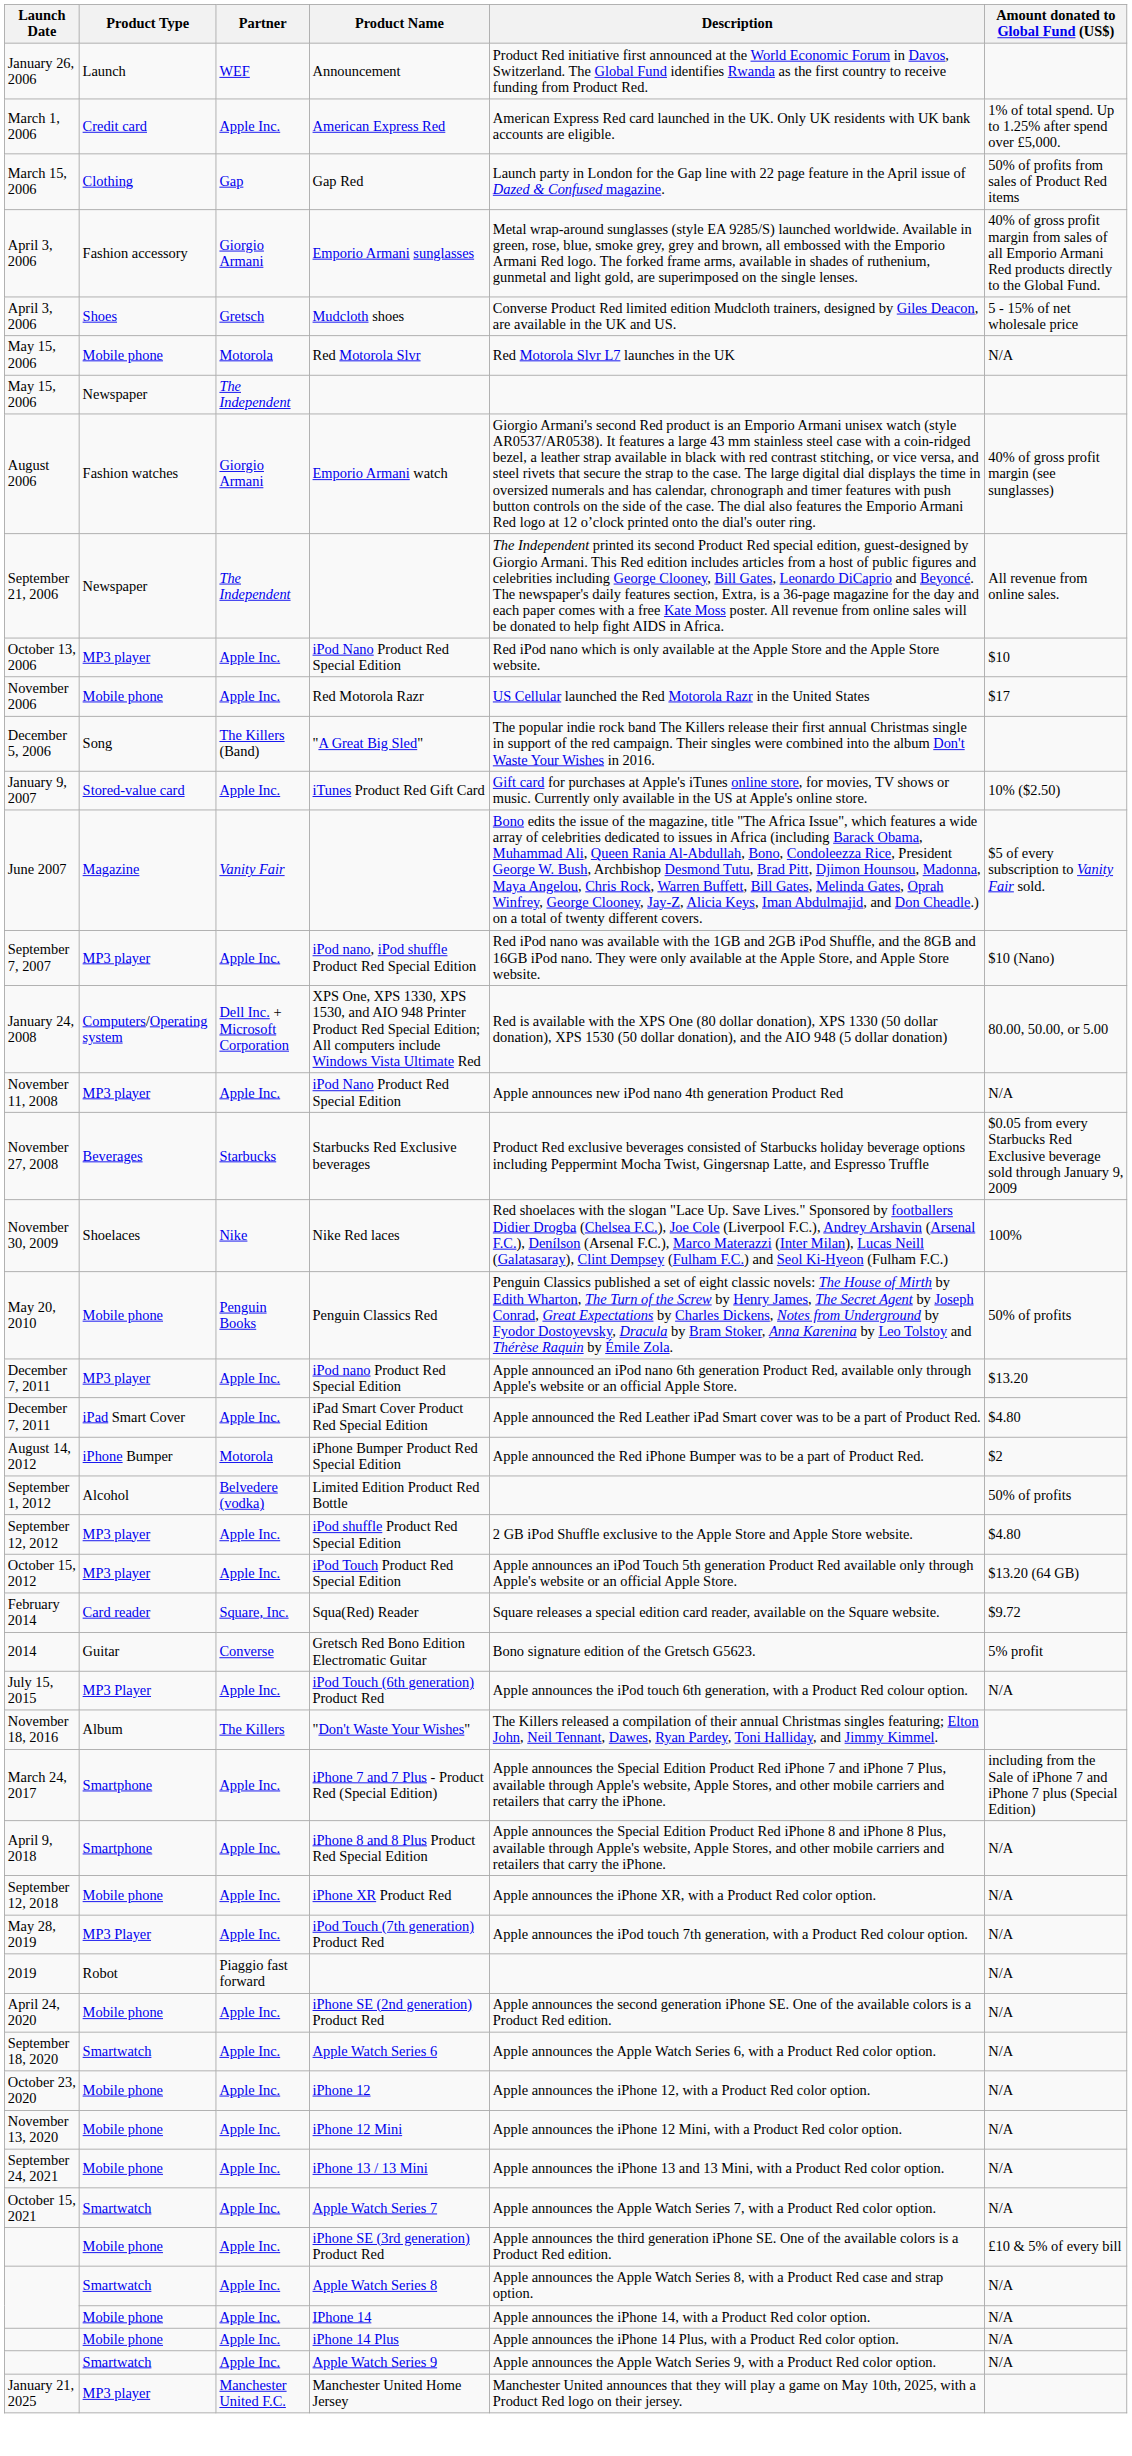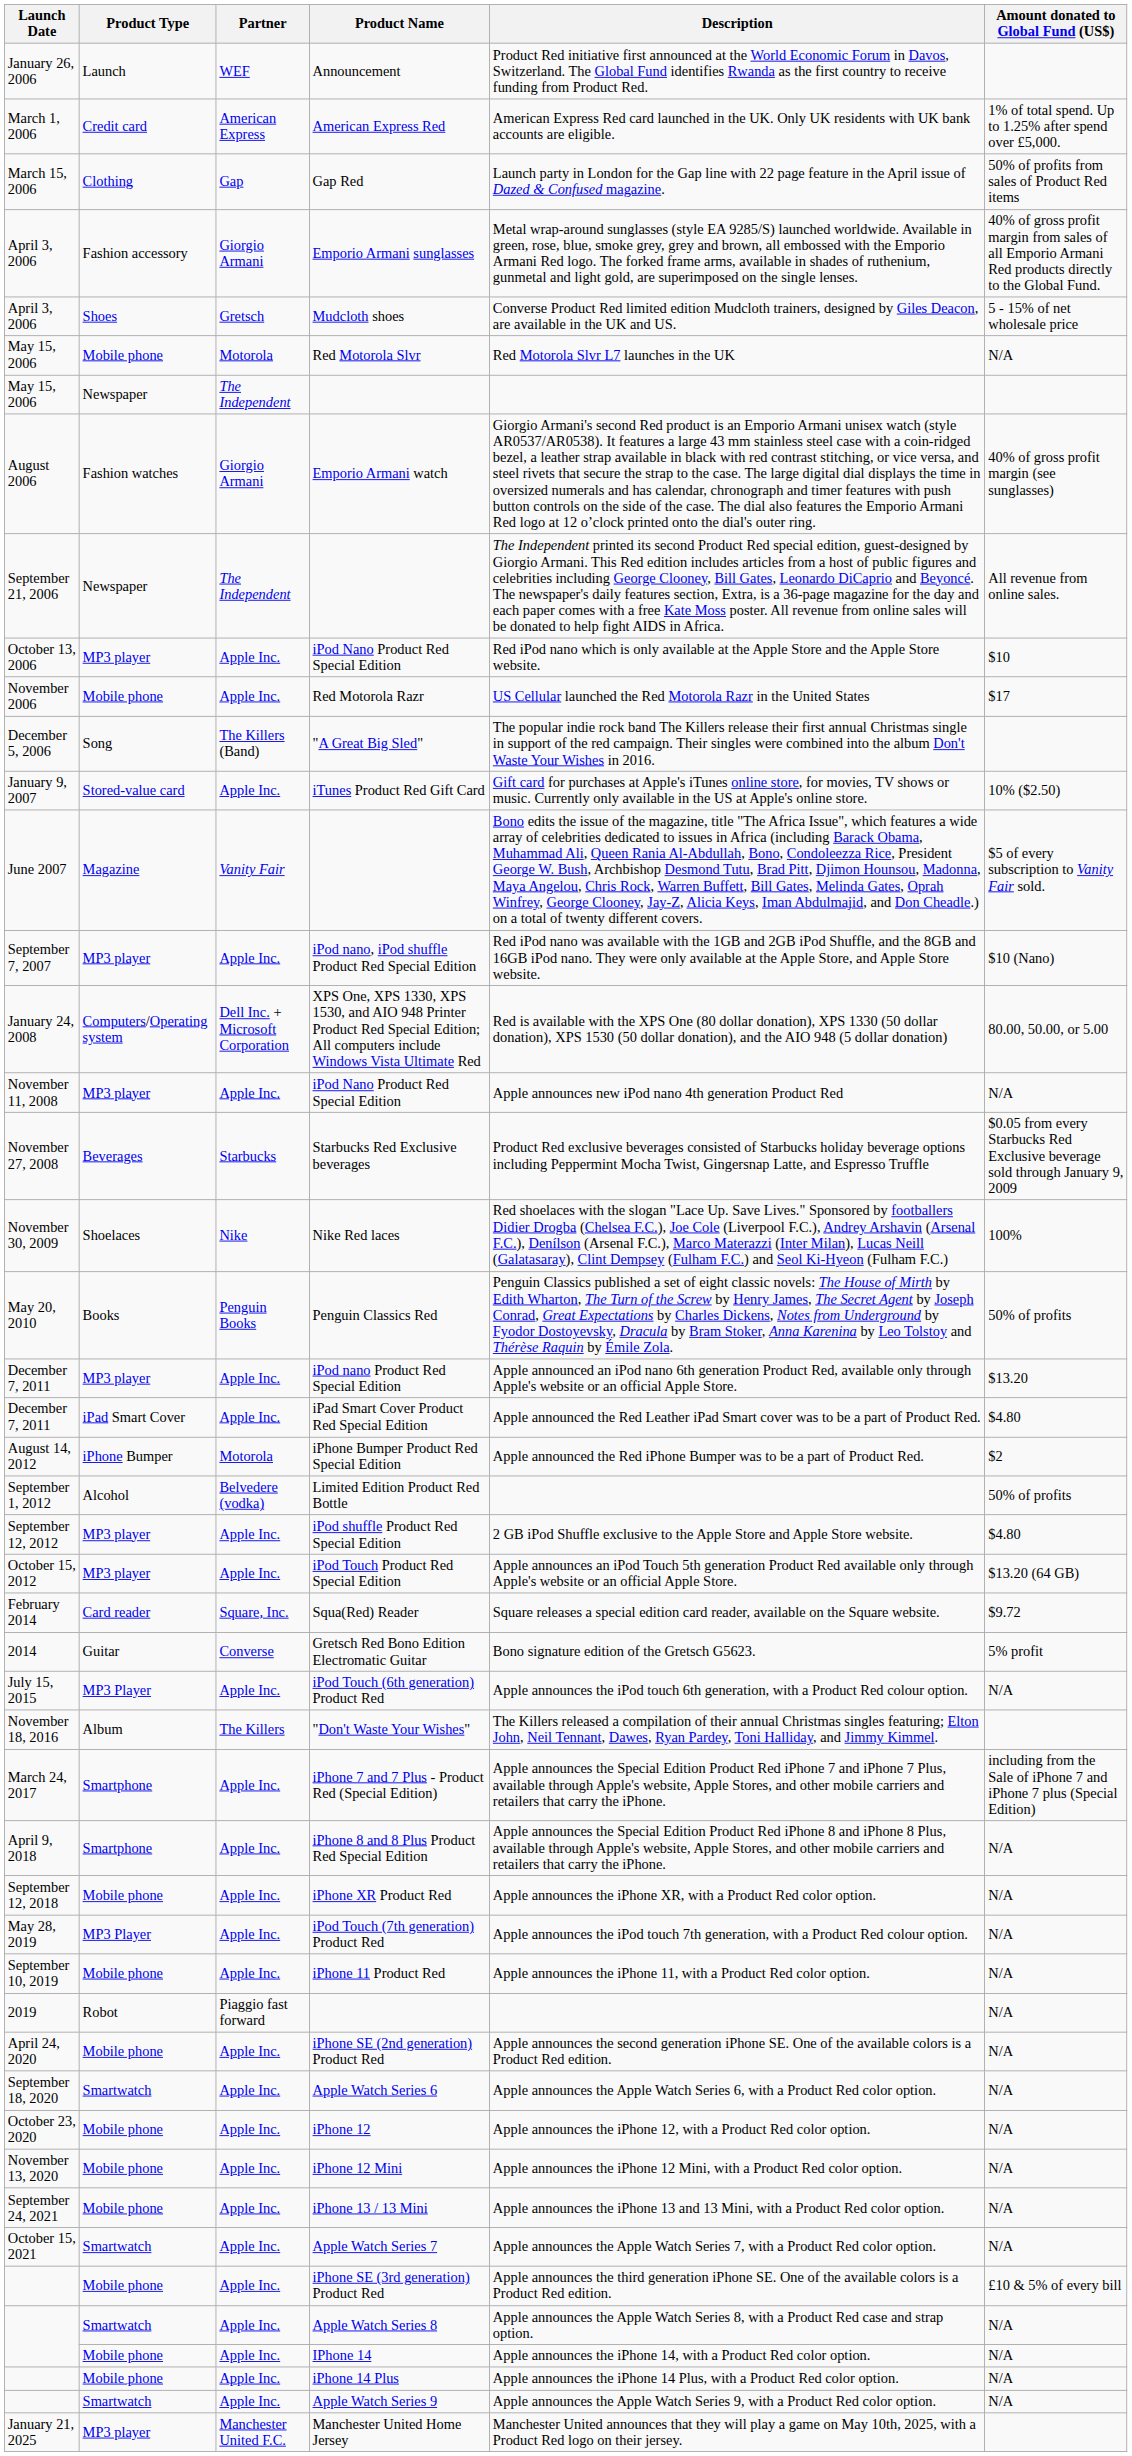(250, 126) Apple Inc. -> (248, 126) American Express
(123, 1315) Mobile phone -> (101, 1315) Books
+ row: (39, 1973)
